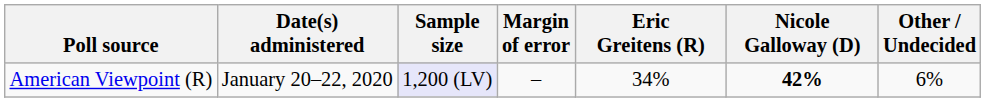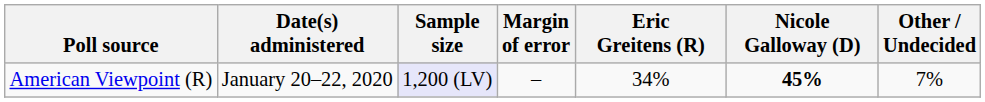(802, 79) 42% -> (802, 79) 45%
(929, 79) 6% -> (929, 79) 7%
